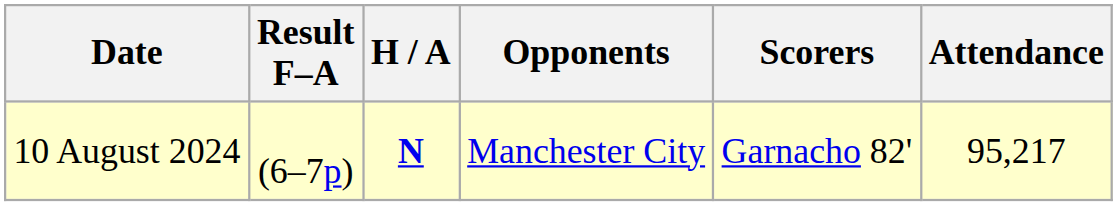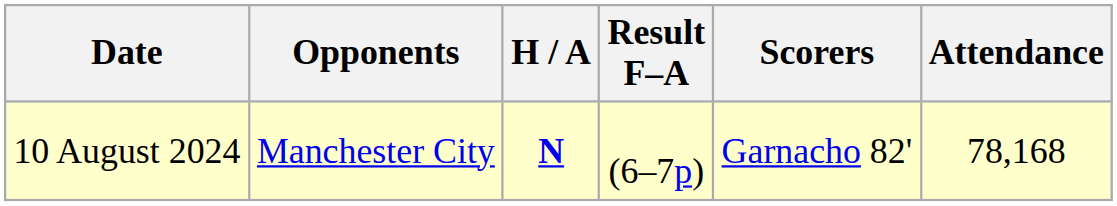columns swapped: (586, 53) <-> (306, 53)
(1016, 150) 95,217 -> (1016, 150) 78,168
